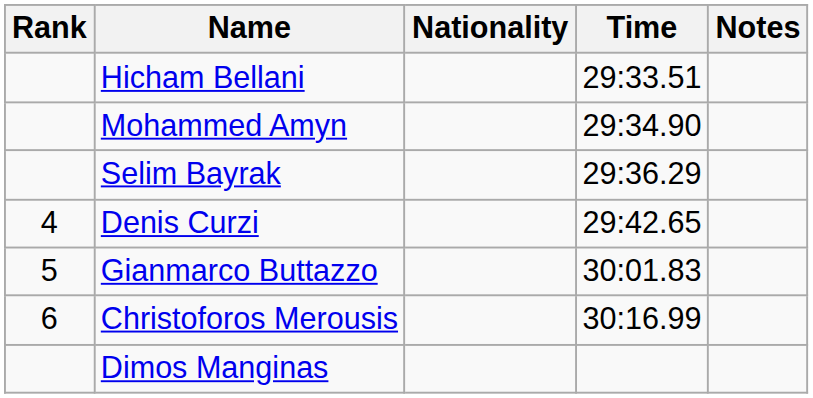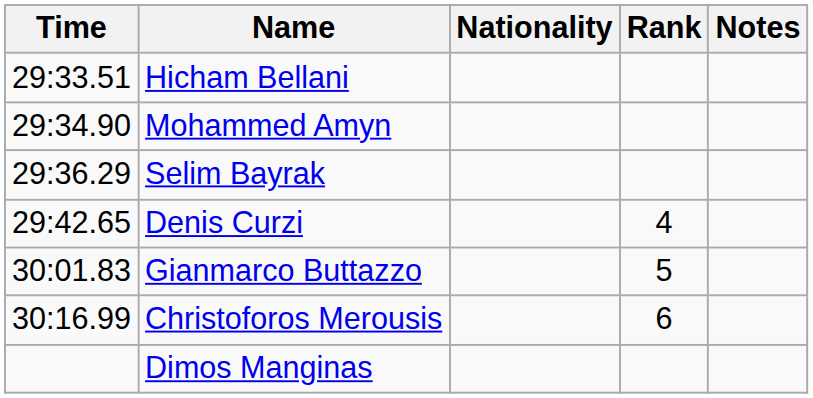columns swapped: (49, 28) <-> (642, 28)
